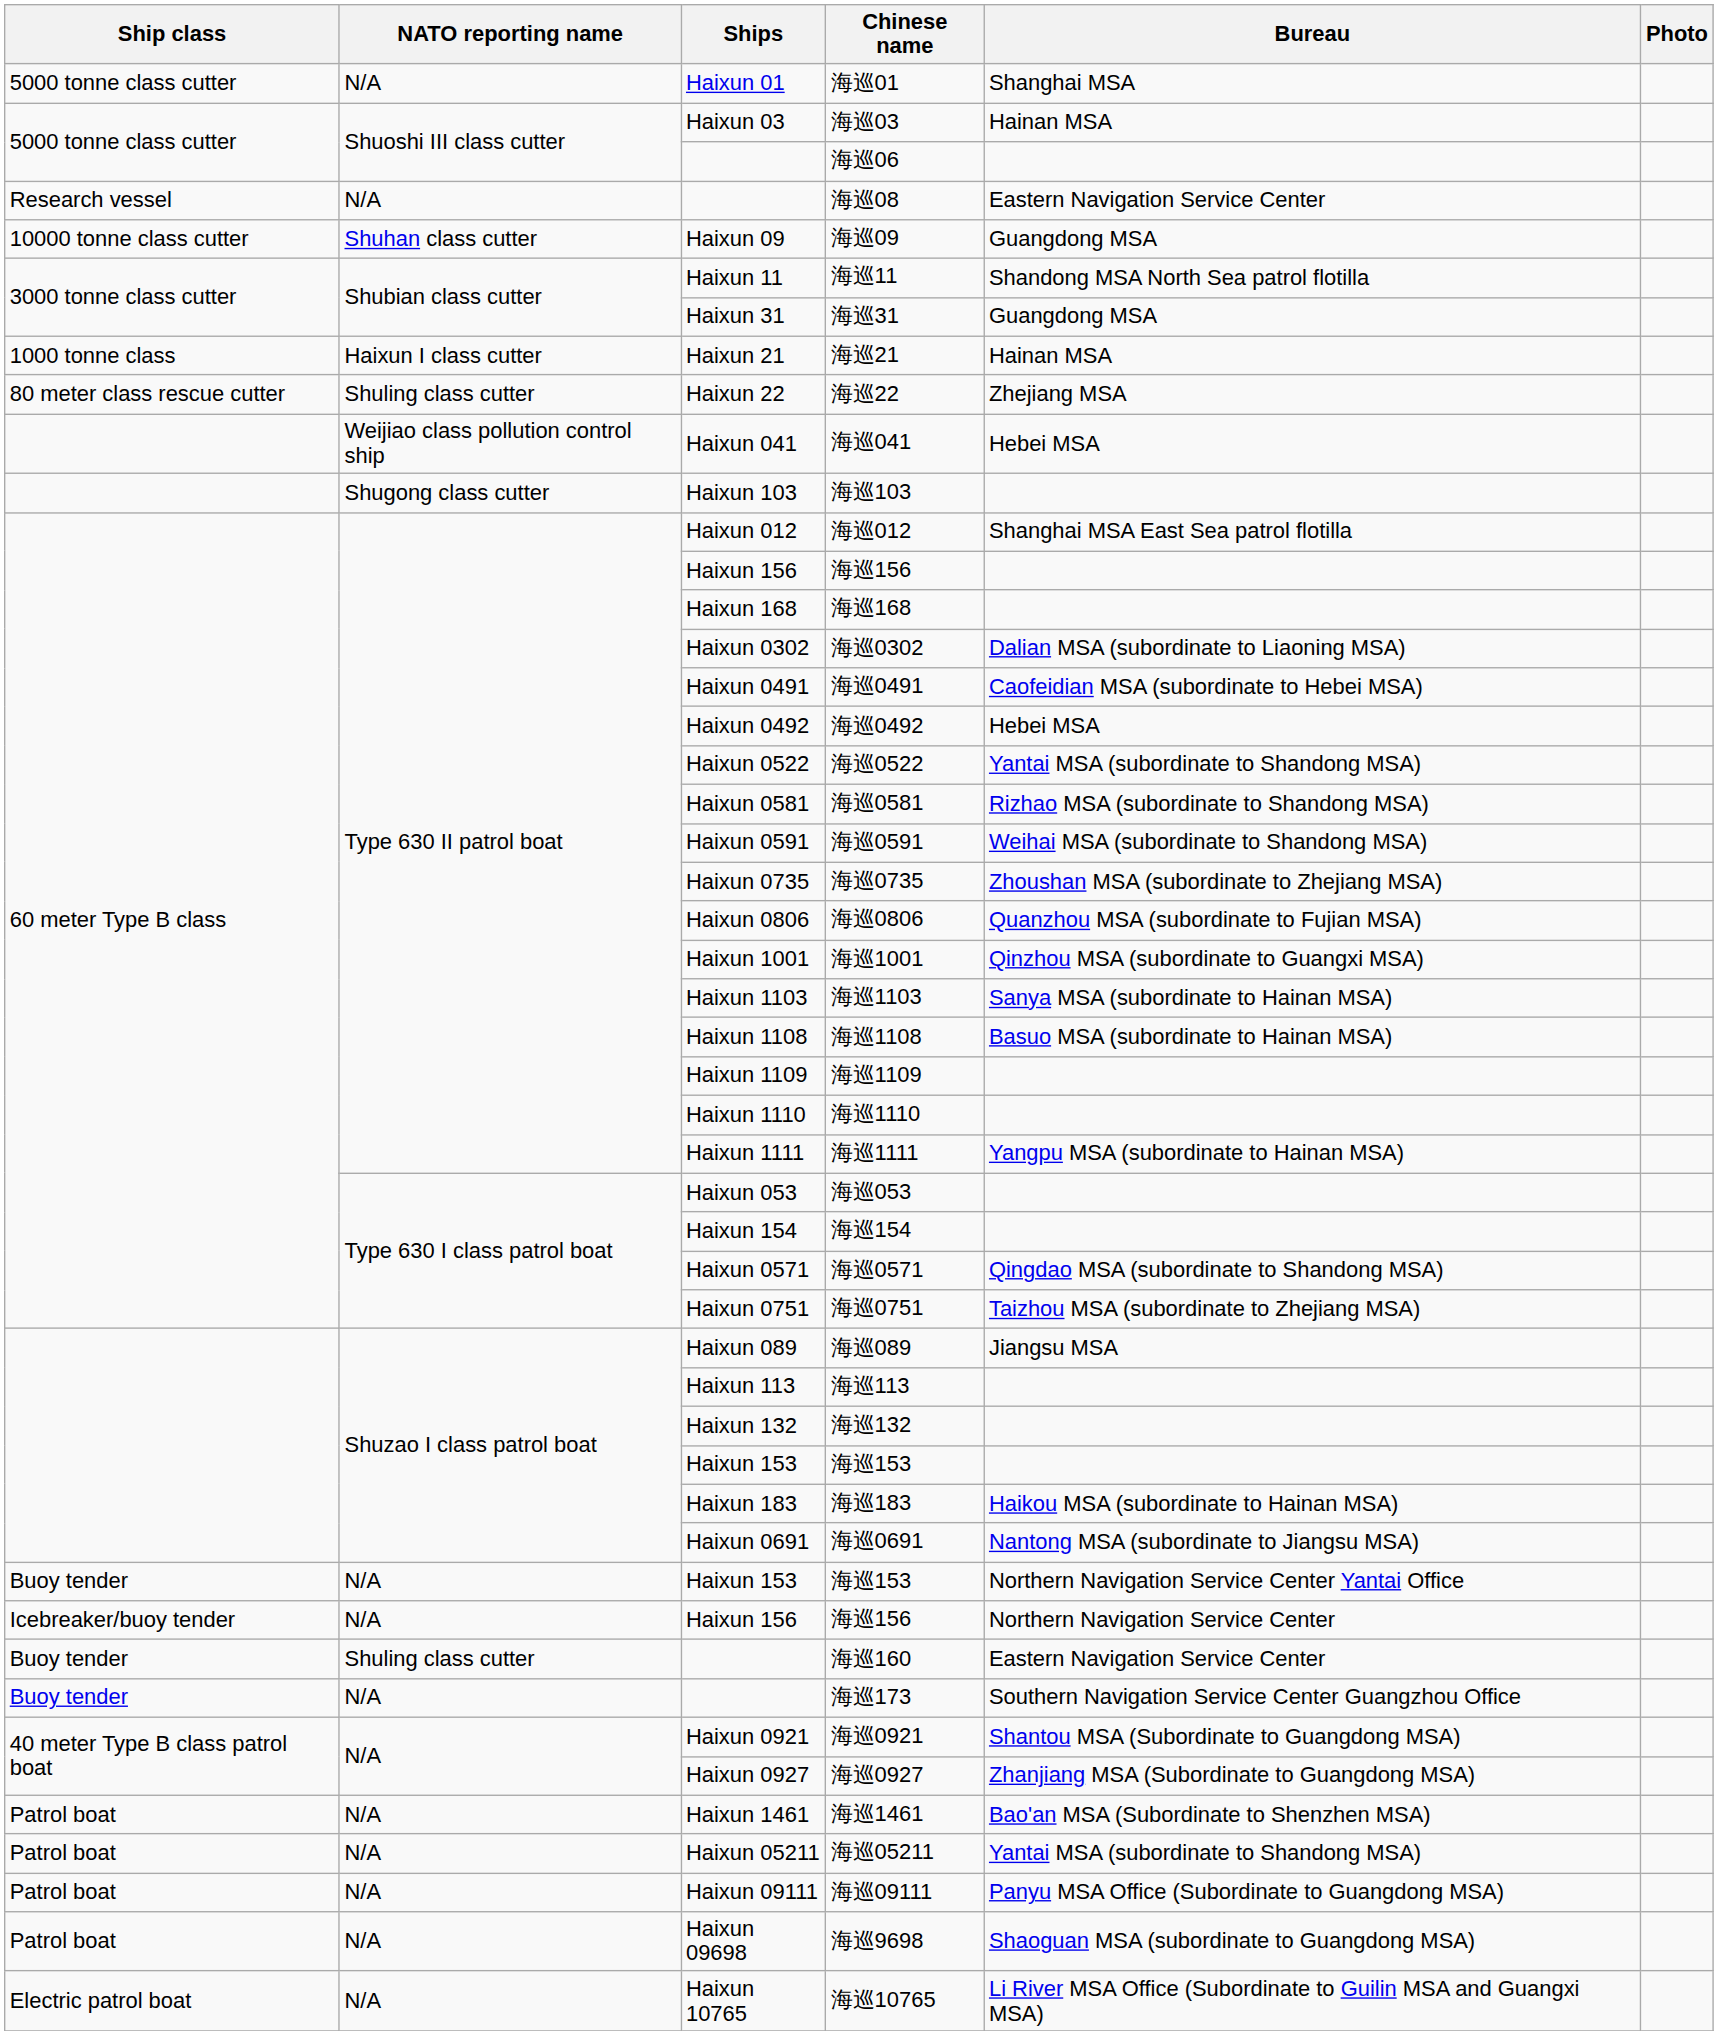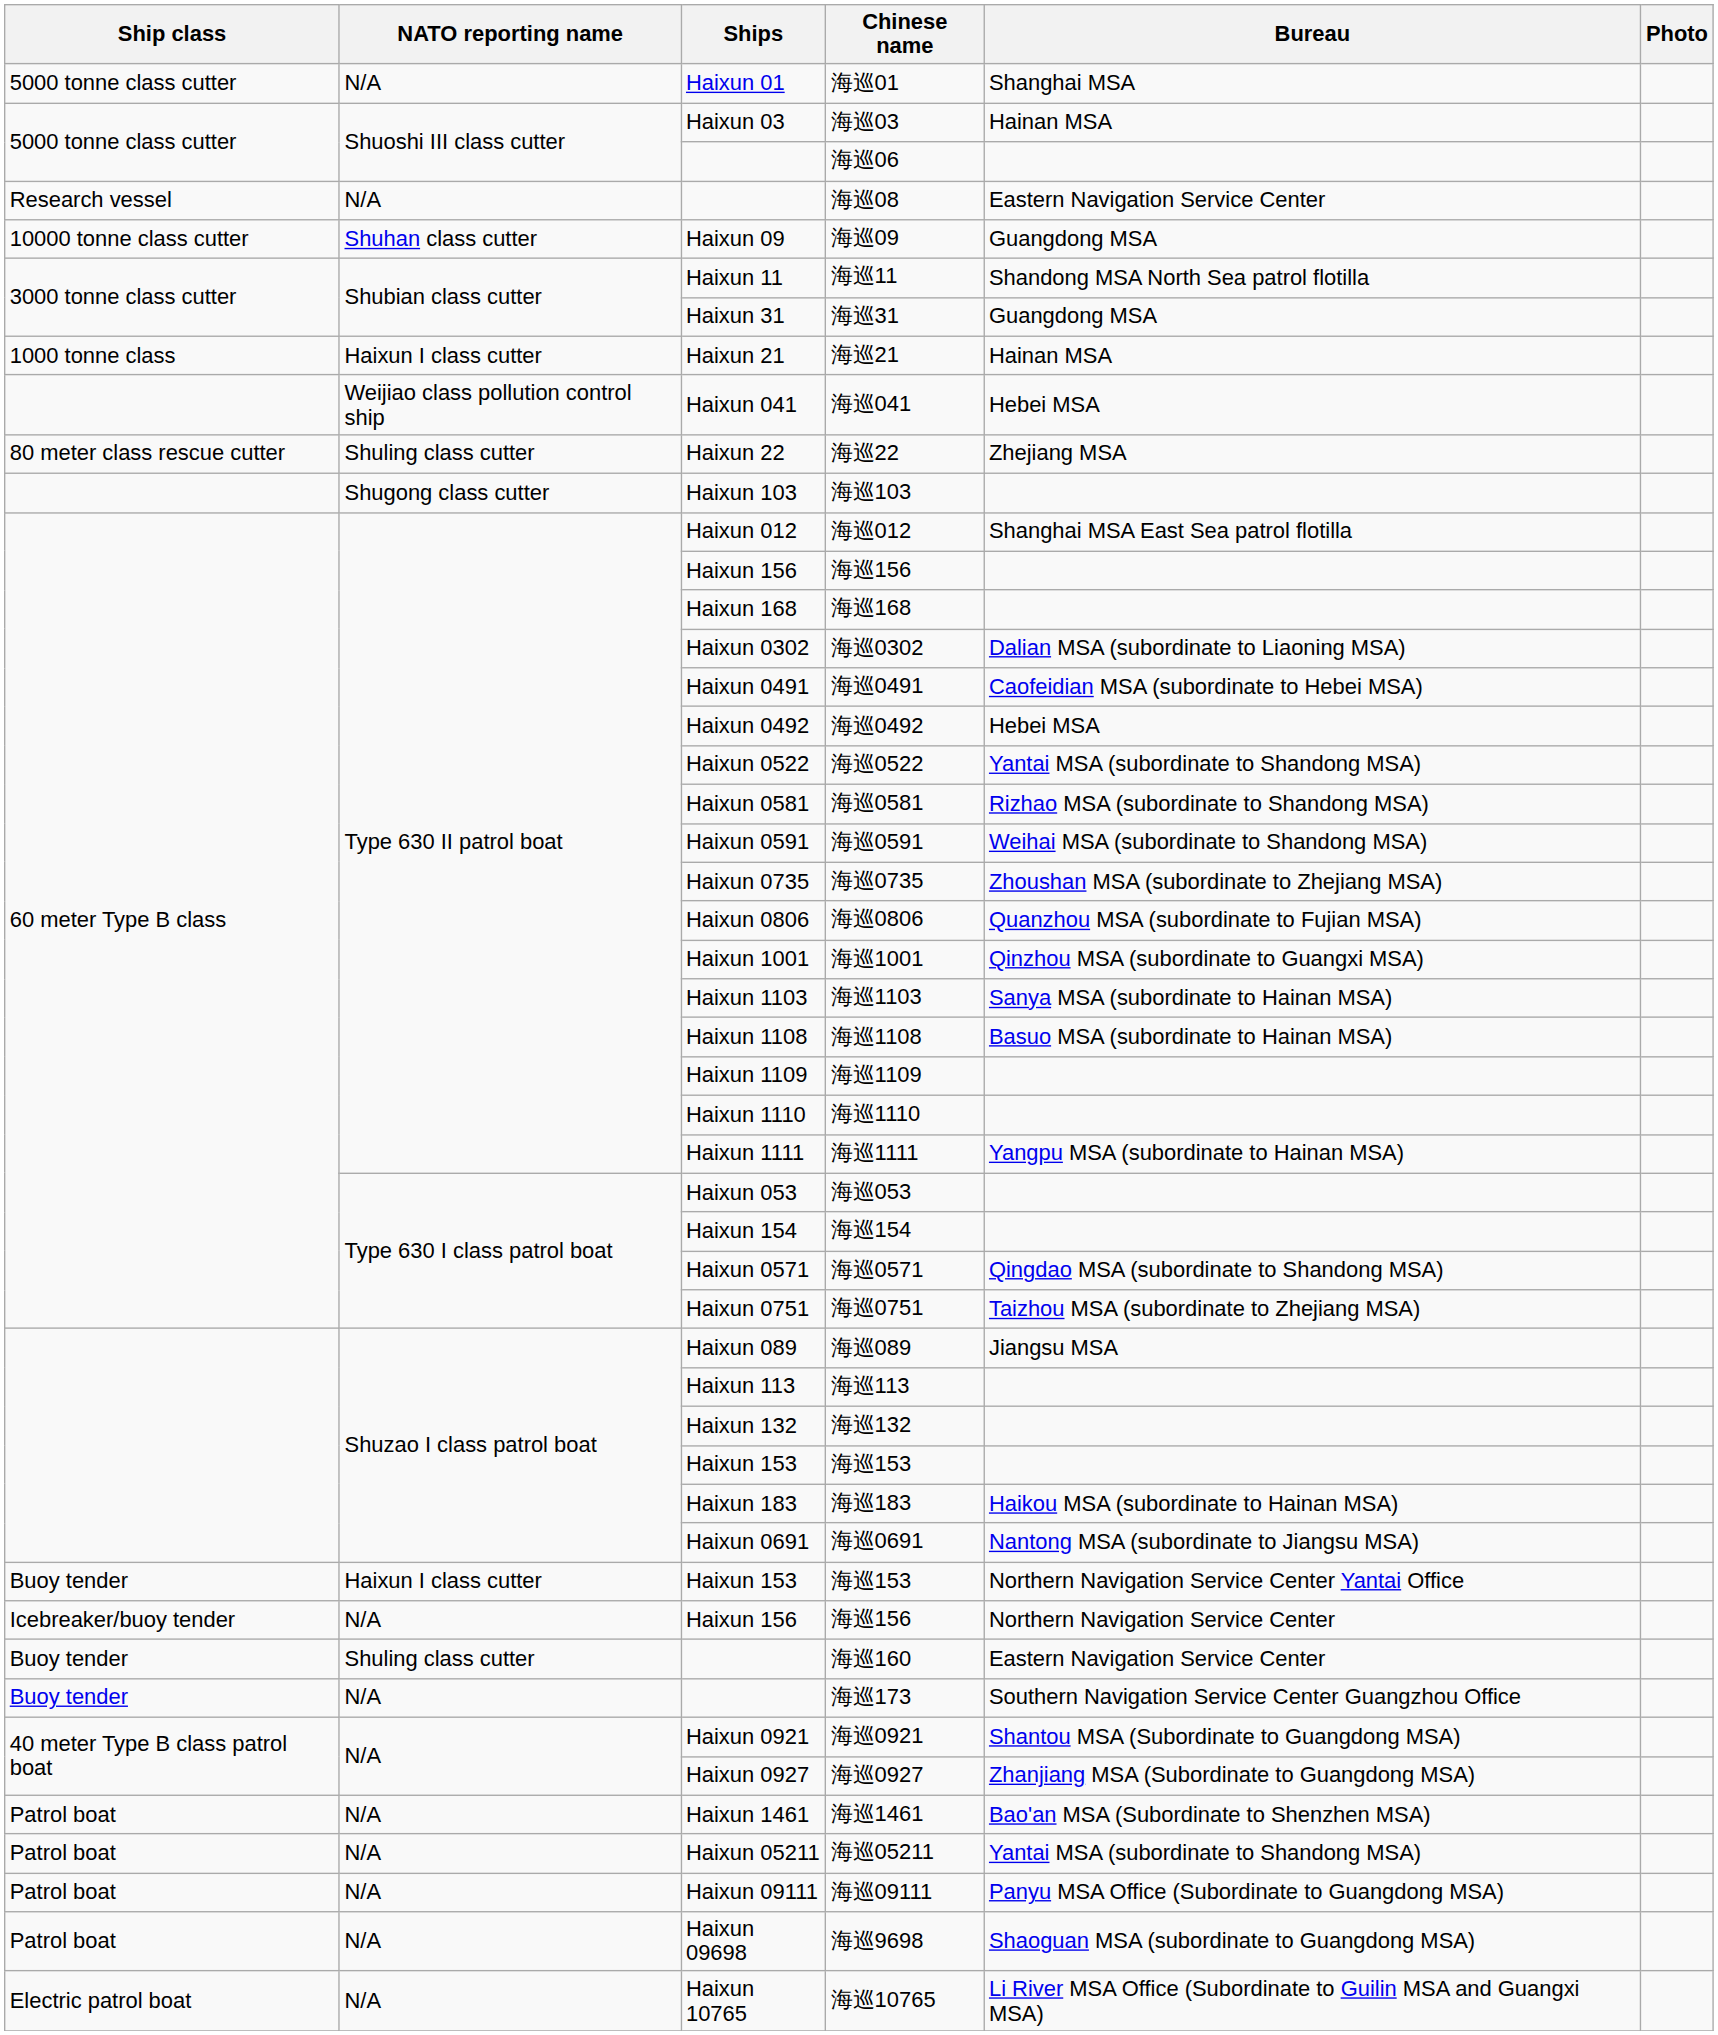rows swapped: (147, 394) <-> (172, 444)
(363, 1581) N/A -> (443, 1581) Haixun I class cutter
